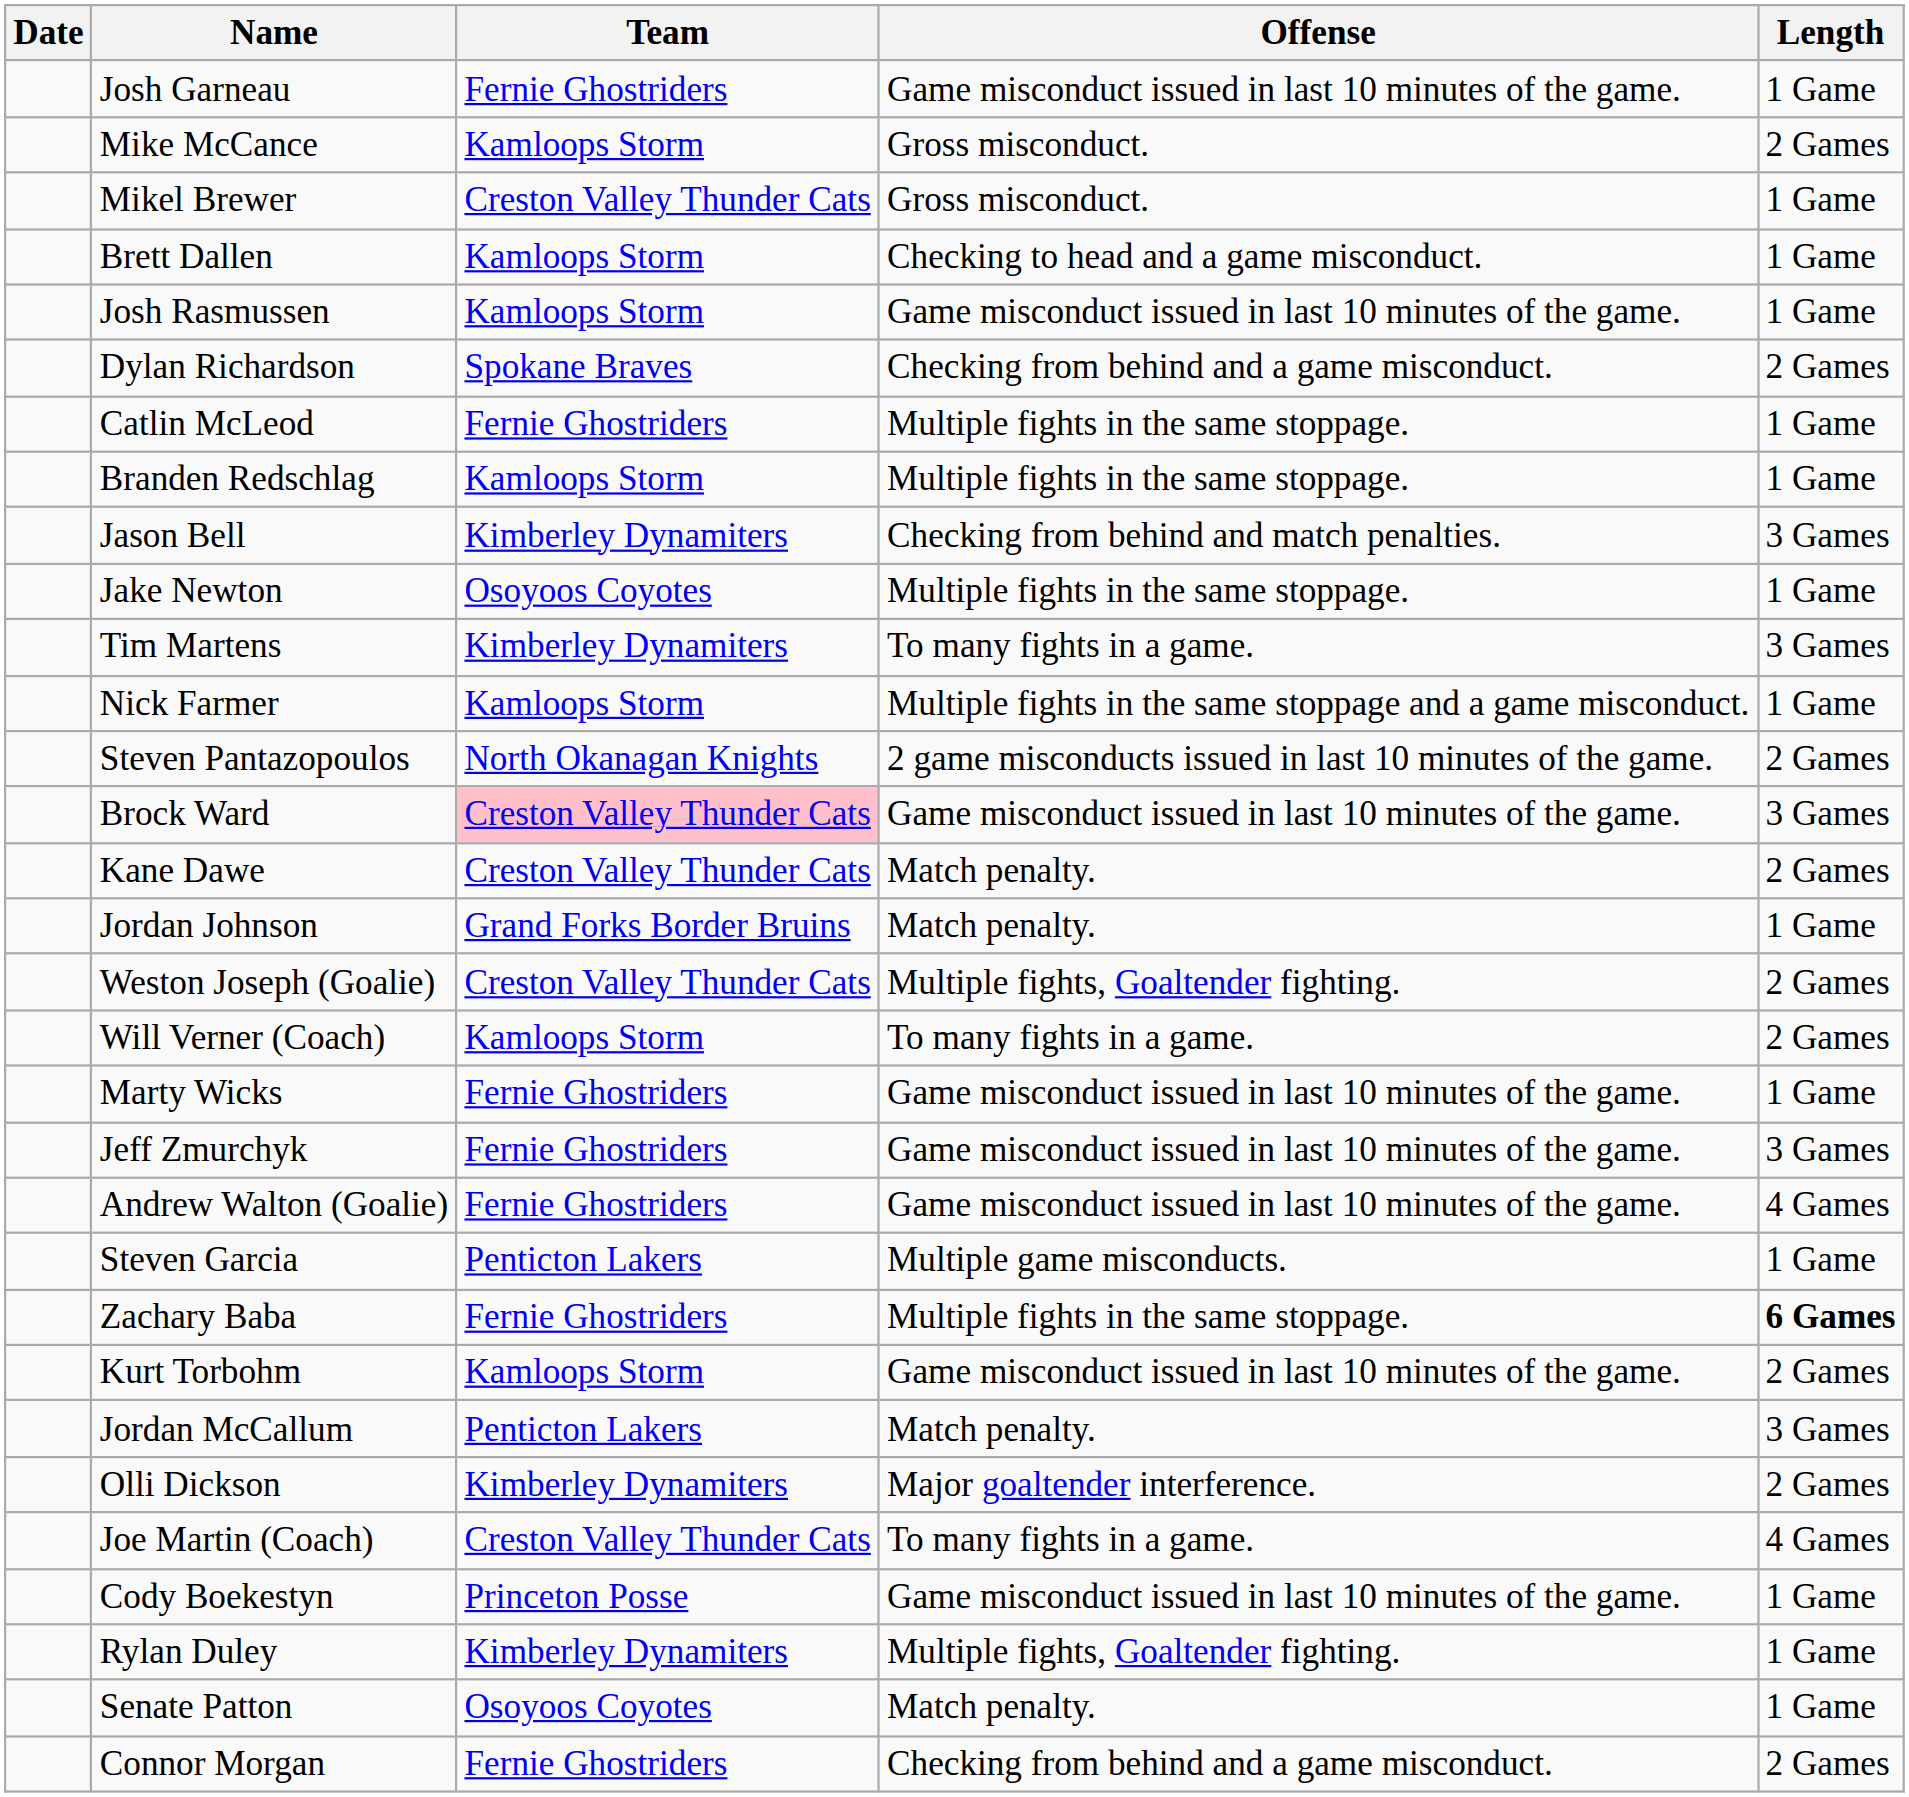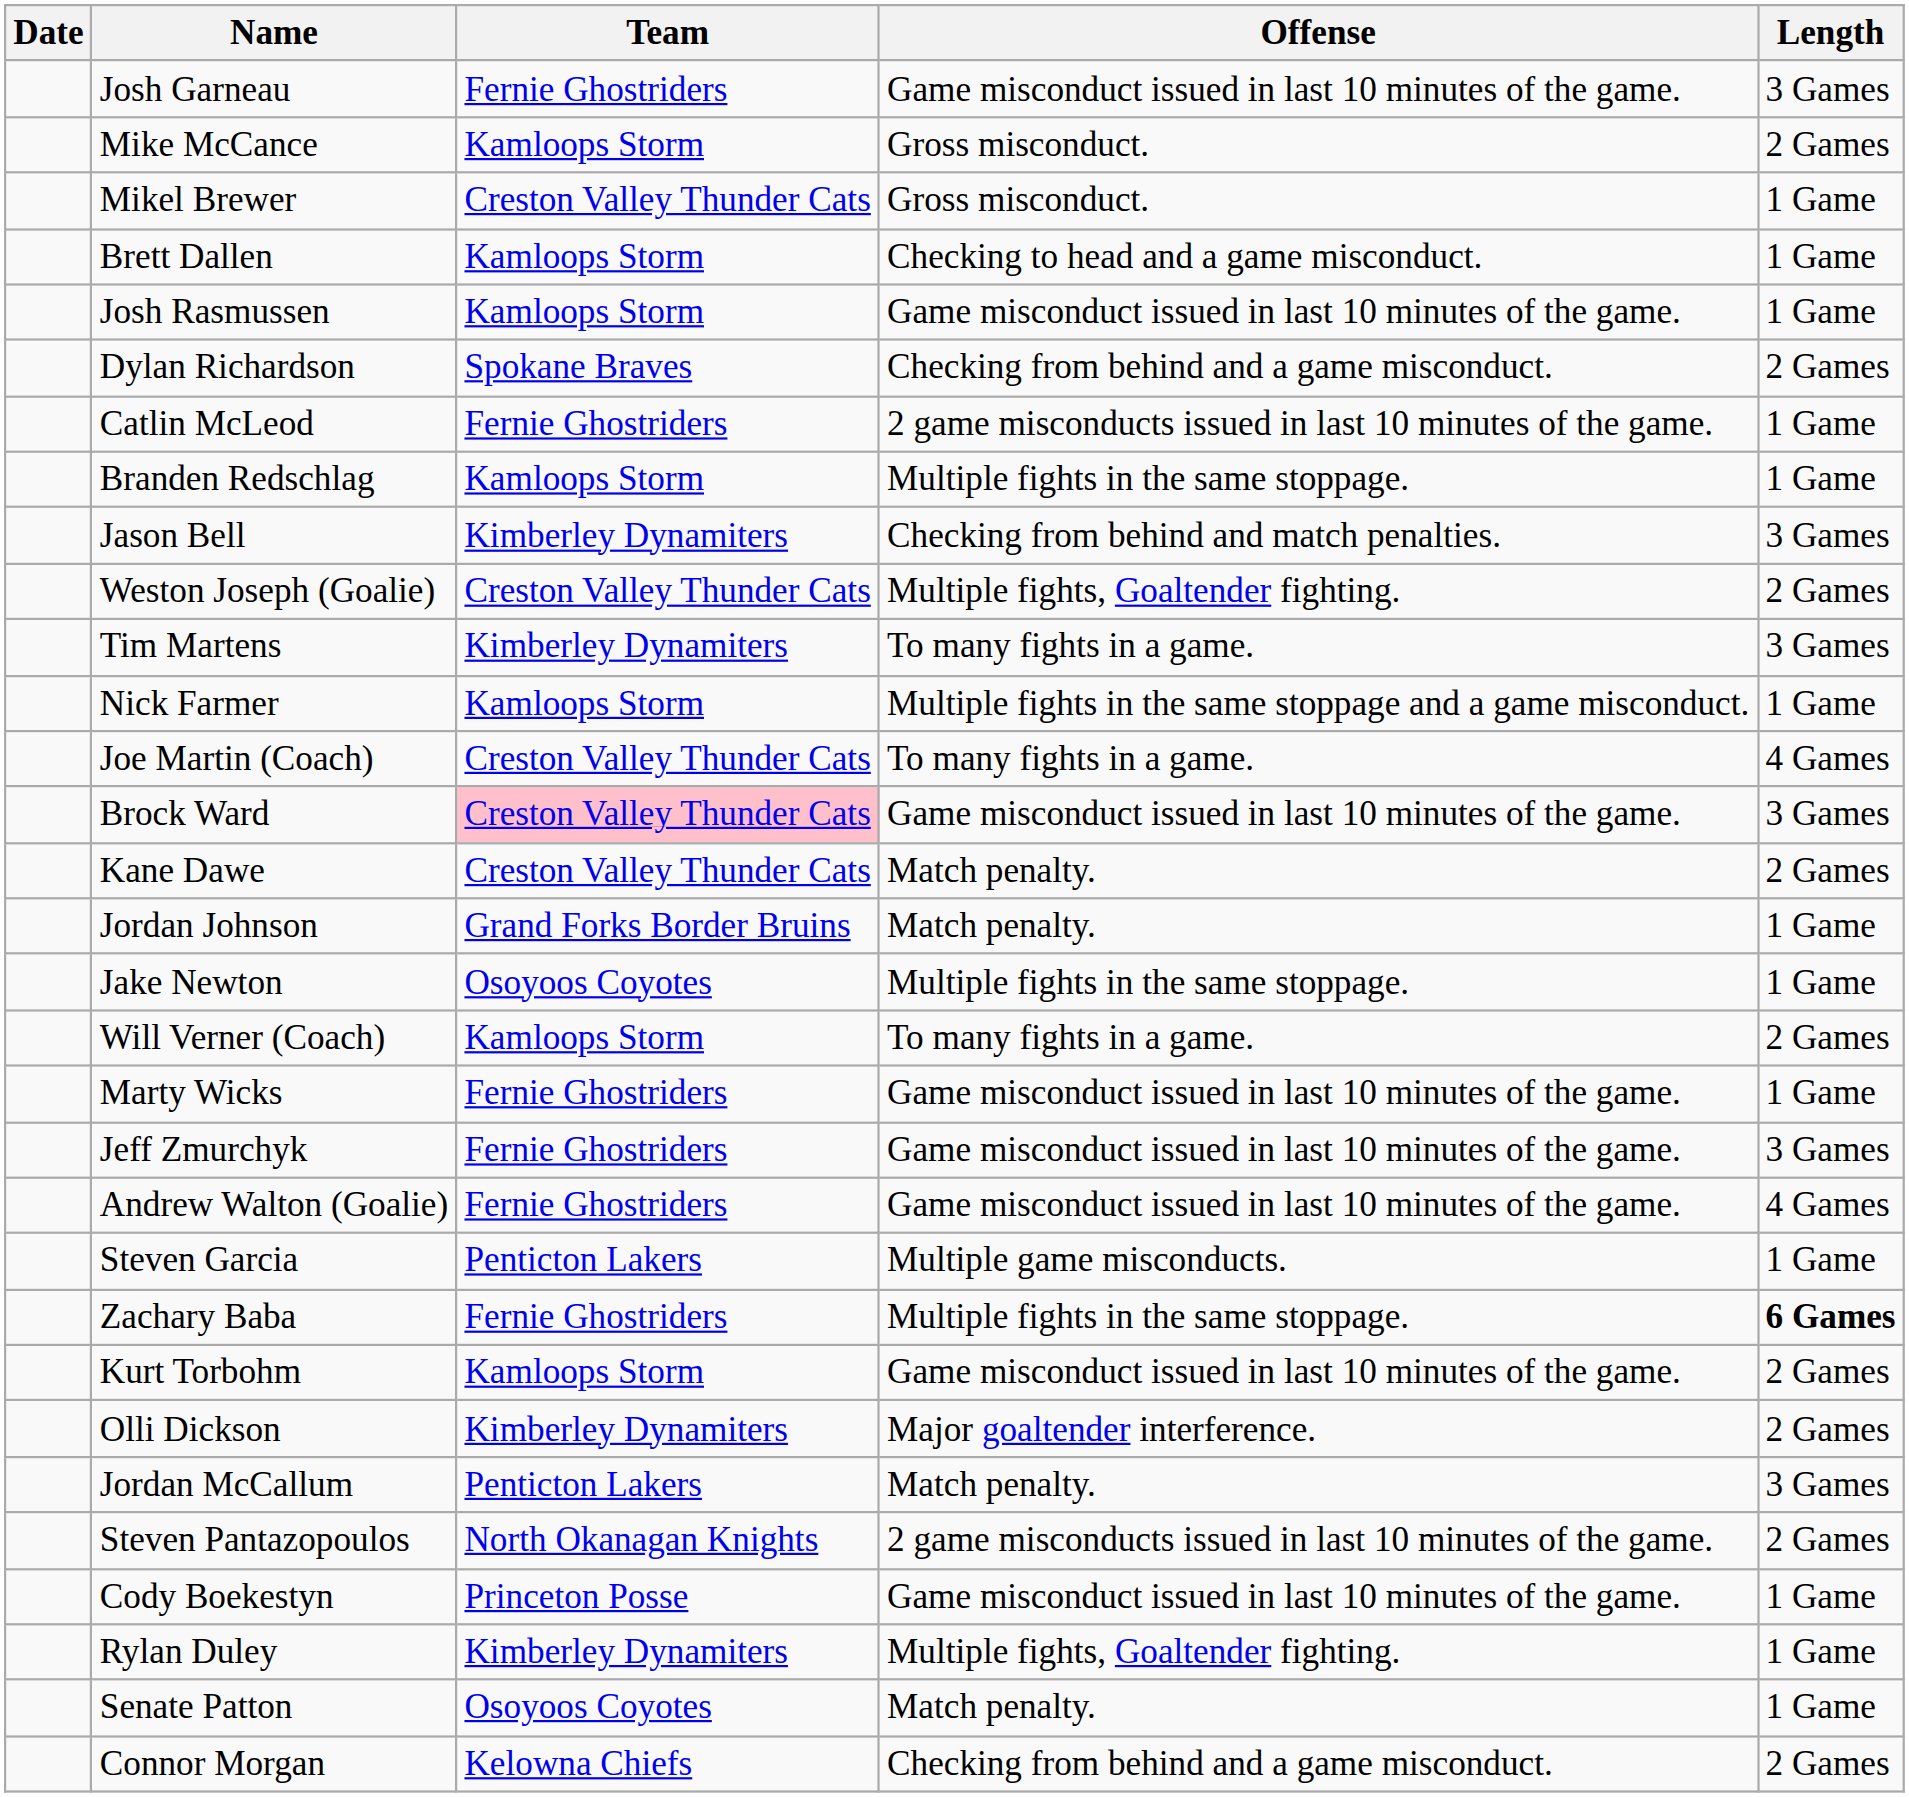(1821, 88) 1 Game -> (1828, 88) 3 Games
(1148, 423) Multiple fights in the same stoppage. -> (1300, 423) 2 game misconducts issued in last 10 minutes of the game.
rows swapped: (191, 590) <-> (268, 981)
rows swapped: (237, 1539) <-> (255, 758)
rows swapped: (226, 1428) <-> (190, 1483)
(596, 1762) Fernie Ghostriders -> (578, 1762) Kelowna Chiefs
